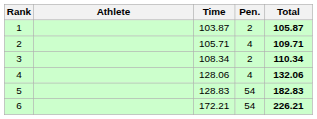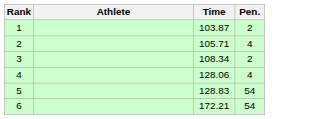- column: (288, 12)
